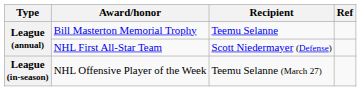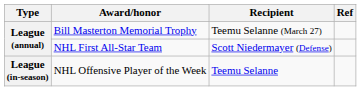(245, 30) Teemu Selanne -> (267, 30) Teemu Selanne (March 27)
(267, 71) Teemu Selanne (March 27) -> (245, 71) Teemu Selanne
